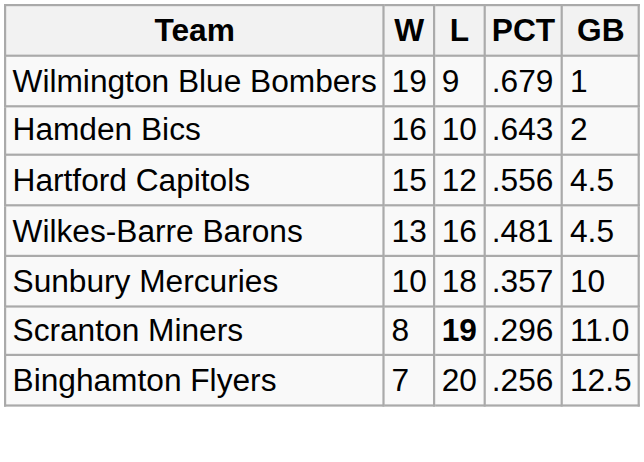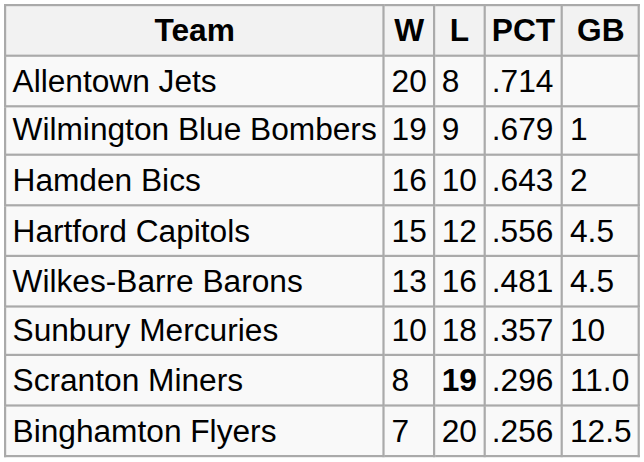+ row: (115, 81)
